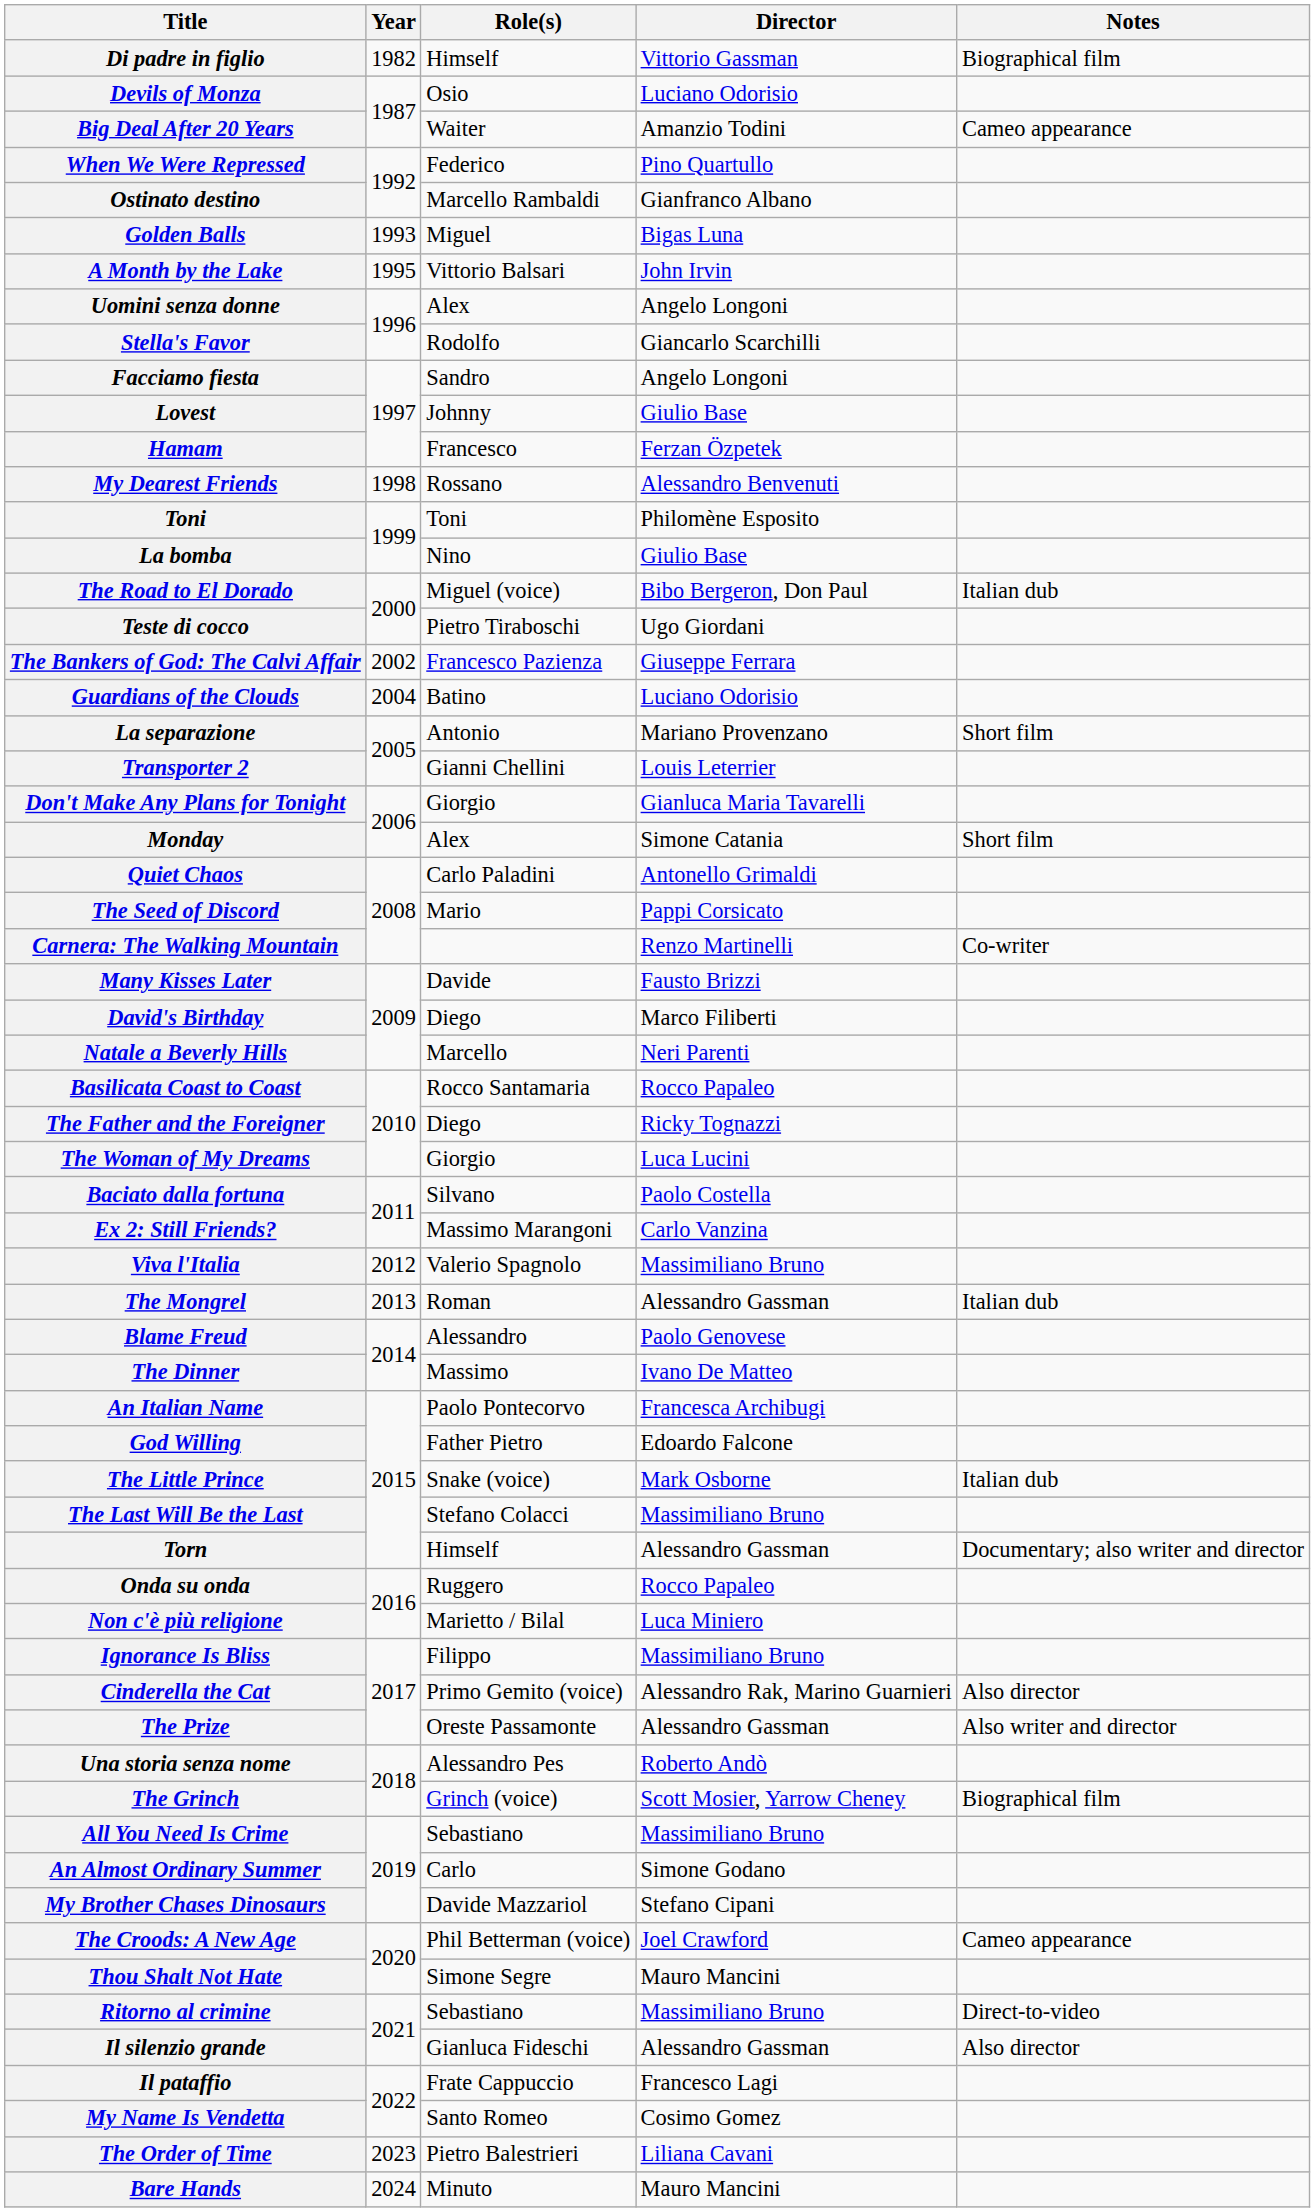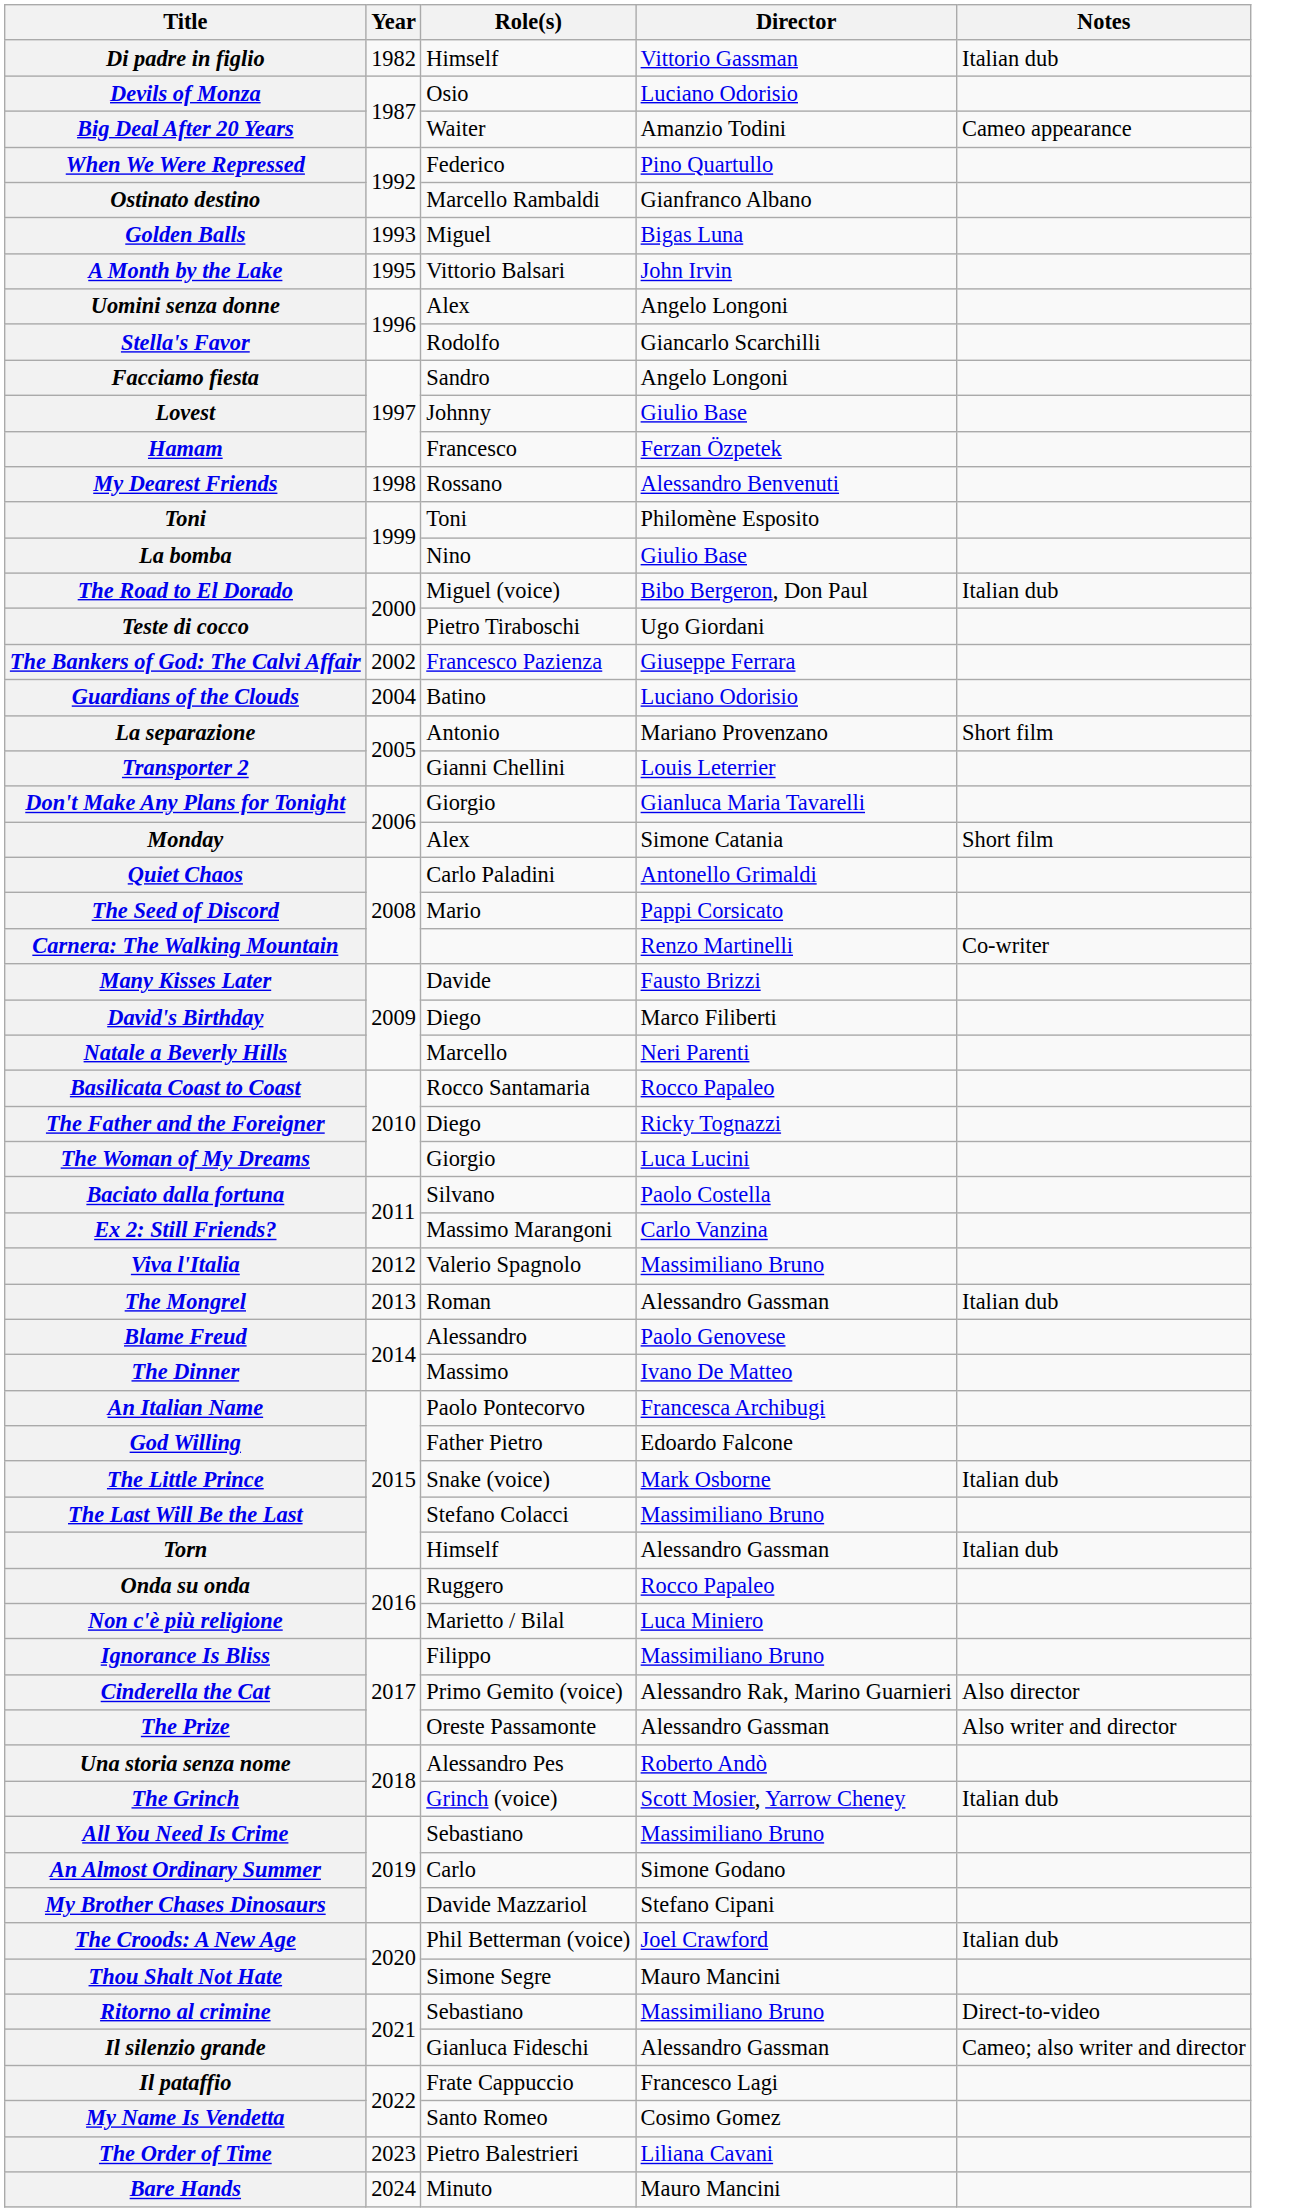(1041, 57) Biographical film -> (1010, 57) Italian dub
(1133, 1549) Documentary; also writer and director -> (1010, 1549) Italian dub
(1041, 1798) Biographical film -> (1010, 1798) Italian dub
(1047, 1940) Cameo appearance -> (1010, 1940) Italian dub
(1021, 2047) Also director -> (1104, 2047) Cameo; also writer and director
